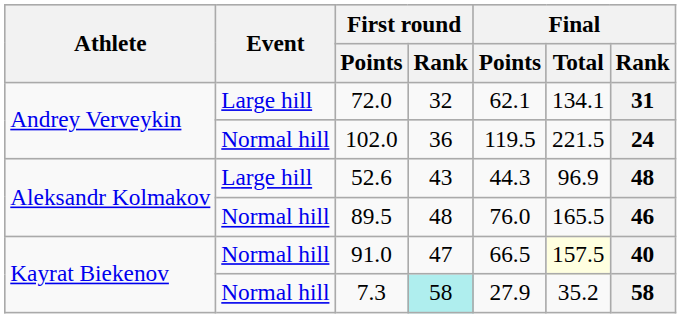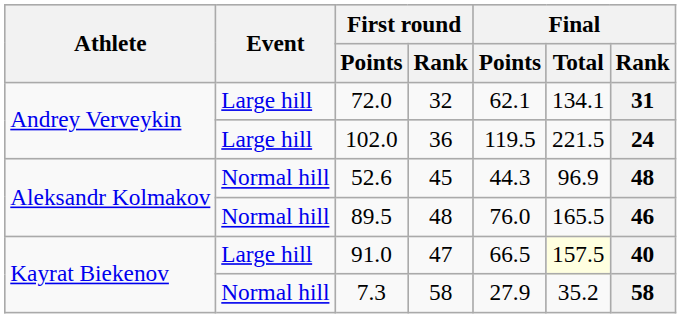(275, 139) Normal hill -> (267, 139) Large hill
(267, 178) Large hill -> (275, 178) Normal hill
(441, 178) 43 -> (441, 178) 45
(275, 254) Normal hill -> (267, 254) Large hill
(441, 293) paleturquoise background -> (441, 293) no background
